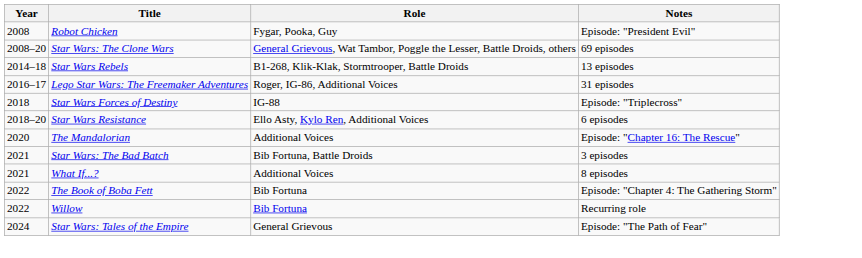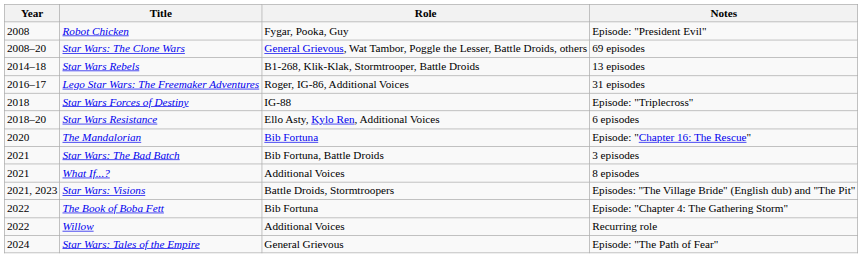(293, 137) Additional Voices -> (291, 137) Bib Fortuna
+ row: (104, 191)
(280, 208) Bib Fortuna -> (304, 226) Additional Voices
